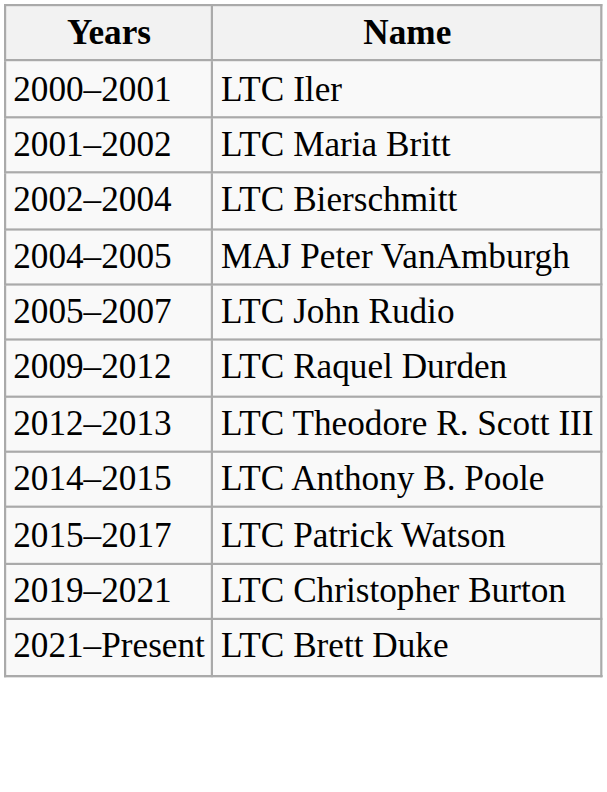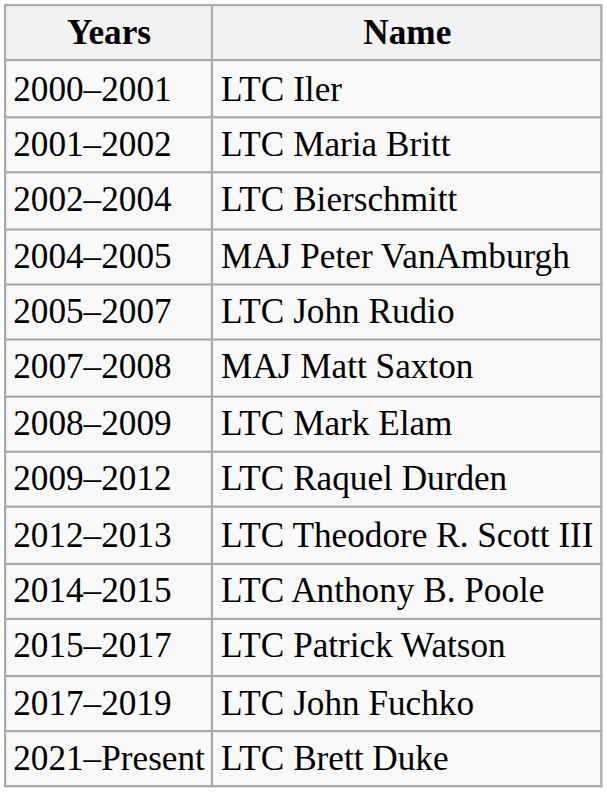+ row: (347, 367)
+ row: (337, 423)
+ row: (348, 702)
- row: (394, 590)
